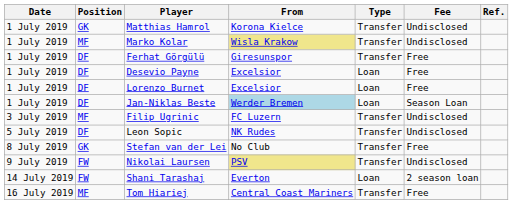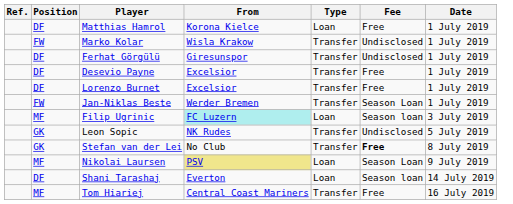columns swapped: (40, 12) <-> (494, 12)
(83, 27) GK -> (39, 27) DF
(380, 27) Transfer -> (324, 27) Loan
(437, 27) Undisclosed -> (373, 27) Free
(83, 42) MF -> (39, 42) FW
(264, 42) khaki background -> (220, 42) no background
(418, 57) Free -> (393, 57) Undisclosed
(369, 72) Loan -> (335, 72) Transfer
(369, 87) Loan -> (335, 87) Transfer
(83, 102) DF -> (39, 102) FW
(267, 102) lightblue background -> (223, 102) no background
(369, 102) Loan -> (335, 102) Transfer
(256, 117) no background -> (211, 117) paleturquoise background
(380, 117) Transfer -> (324, 117) Loan
(437, 117) Undisclosed -> (393, 117) Season loan
(83, 132) DF -> (39, 132) GK
(418, 147) normal -> (373, 147) bold
(83, 162) FW -> (39, 162) MF
(380, 162) Transfer -> (324, 162) Loan
(437, 162) Undisclosed -> (393, 162) Season Loan
(83, 177) FW -> (39, 177) DF
(443, 177) 2 season loan -> (393, 177) Season loan
